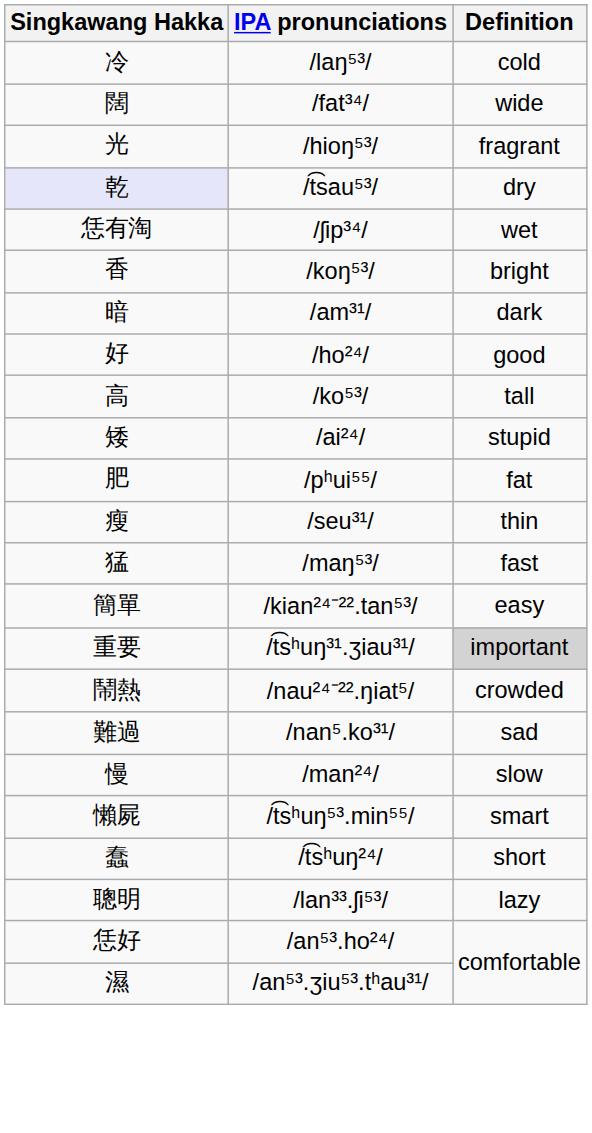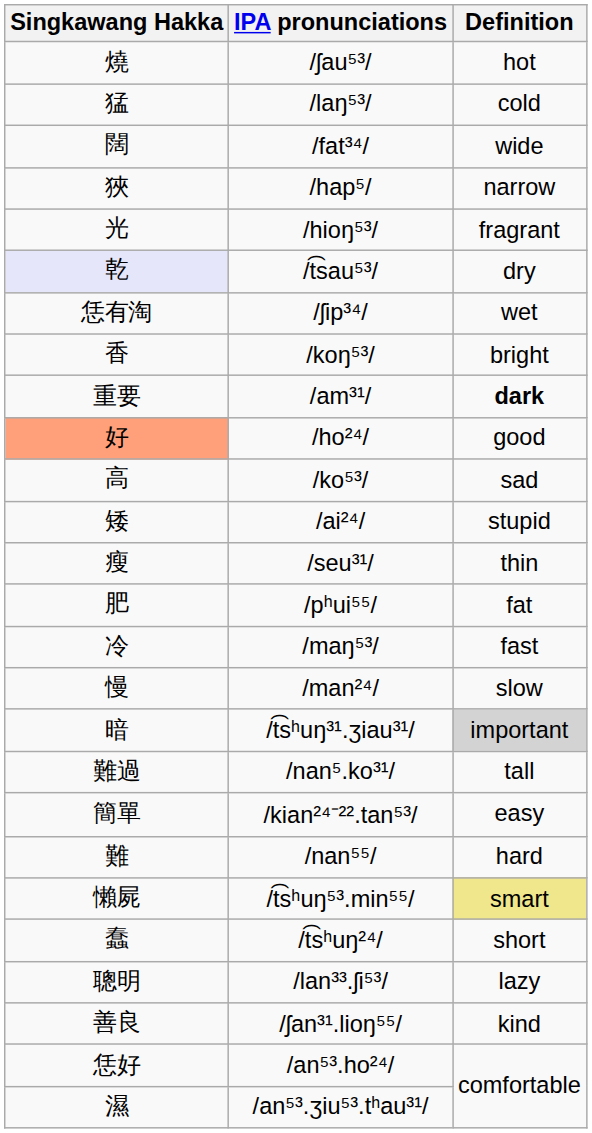+ row: (341, 62)
(117, 61) 冷 -> (117, 103) 猛
+ row: (341, 187)
(117, 312) 暗 -> (117, 395) 重要
(519, 312) normal -> (519, 396) bold
(117, 353) no background -> (117, 437) lightsalmon background
(519, 396) tall -> (519, 479) sad
rows swapped: (341, 479) <-> (341, 521)
(117, 562) 猛 -> (117, 645) 冷
rows swapped: (341, 774) <-> (341, 607)
(117, 647) 重要 -> (117, 729) 暗
- row: (341, 692)
(519, 732) sad -> (519, 771) tall
+ row: (341, 856)
(519, 816) no background -> (519, 898) khaki background
+ row: (341, 1023)
